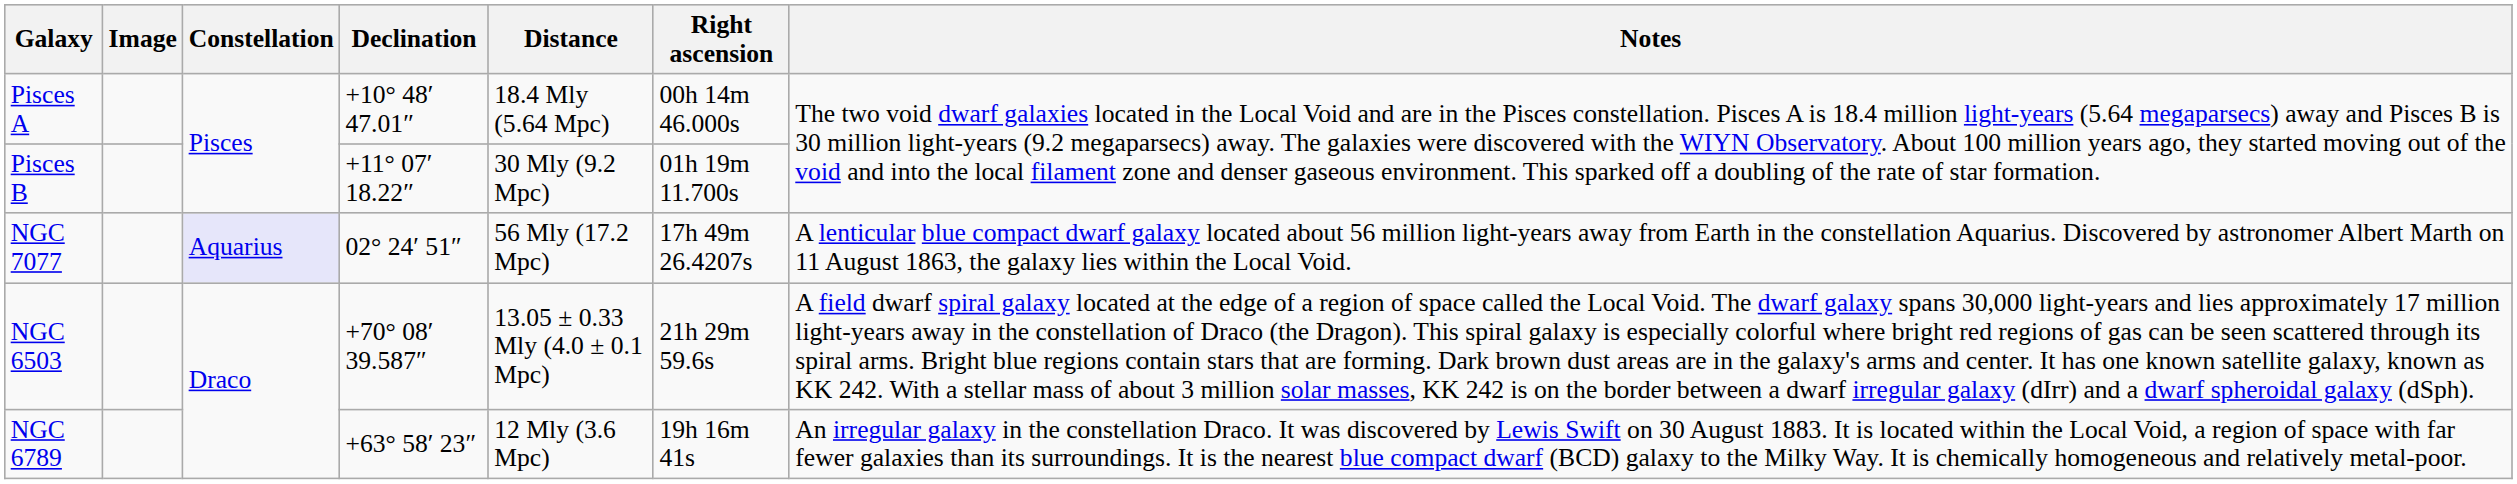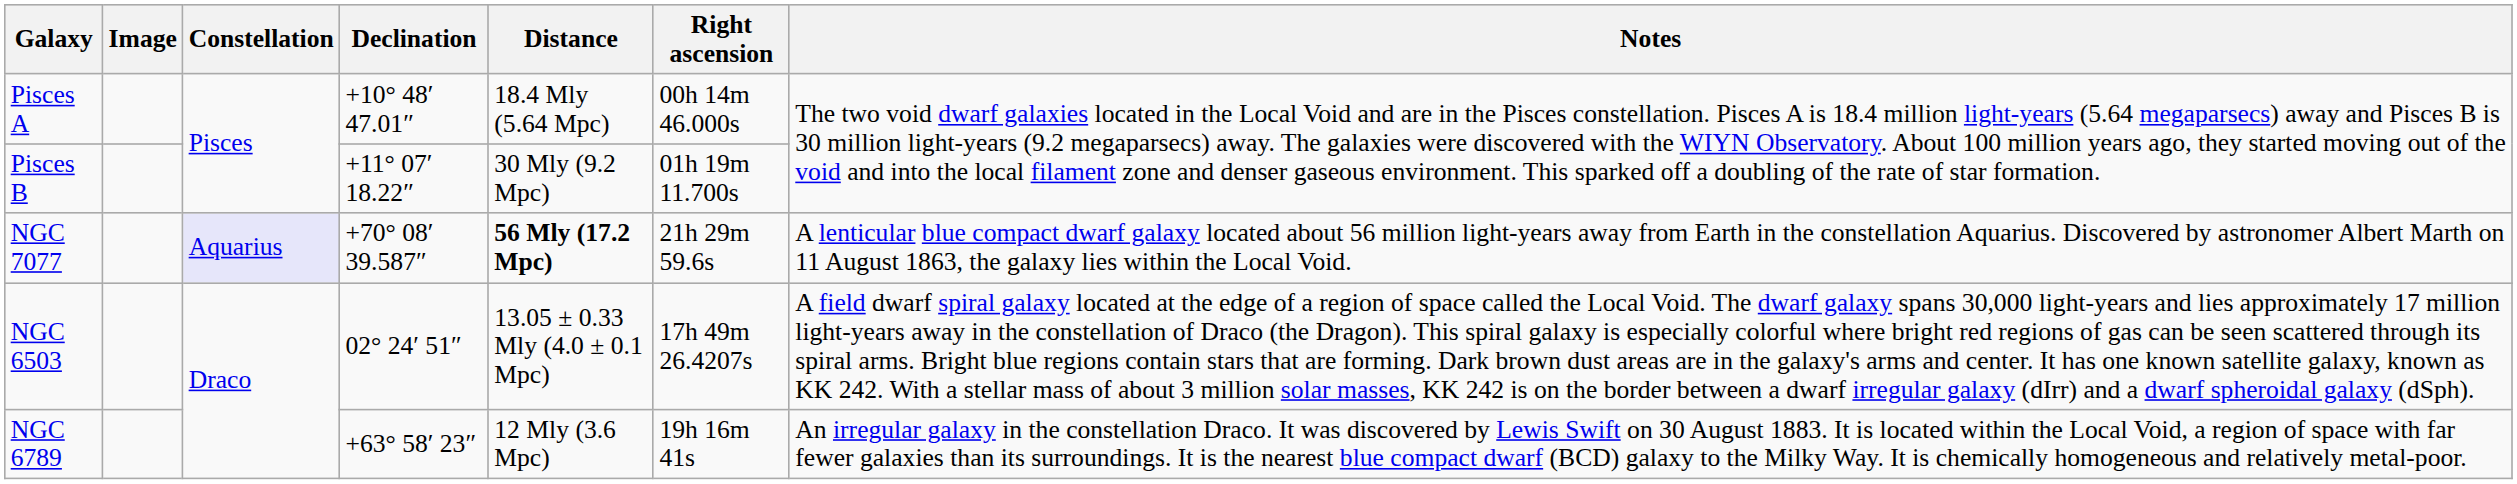(404, 247) 02° 24′ 51″ -> (389, 247) +70° 08′ 39.587″
(562, 247) normal -> (562, 247) bold
(706, 247) 17h 49m 26.4207s -> (705, 247) 21h 29m 59.6s
(389, 345) +70° 08′ 39.587″ -> (404, 345) 02° 24′ 51″
(705, 345) 21h 29m 59.6s -> (706, 345) 17h 49m 26.4207s
